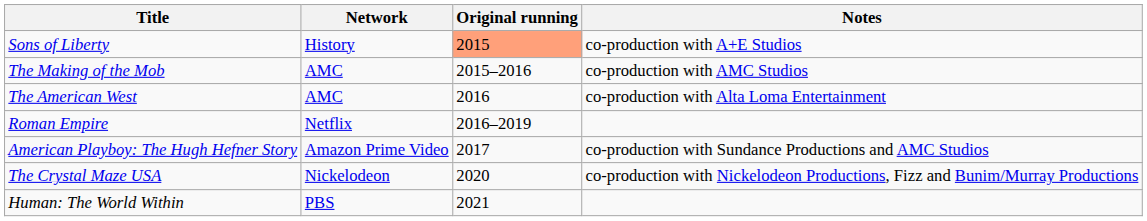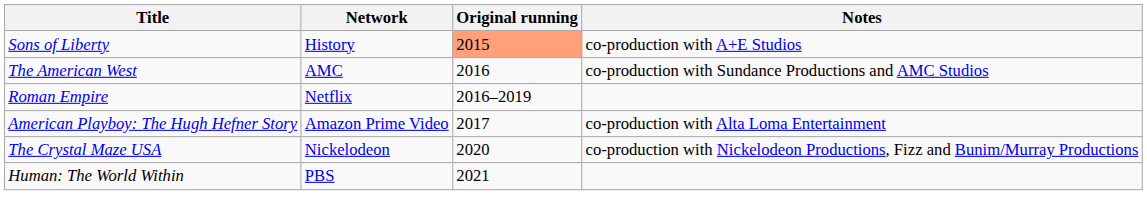- row: (86, 70)
(736, 96) co-production with Alta Loma Entertainment -> (787, 70) co-production with Sundance Productions and AMC Studios
(787, 149) co-production with Sundance Productions and AMC Studios -> (736, 123) co-production with Alta Loma Entertainment
